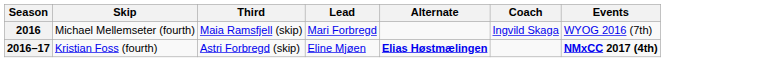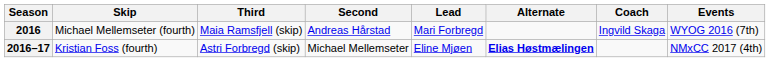+ column: (358, 13)
(611, 48) bold -> (716, 48) normal
